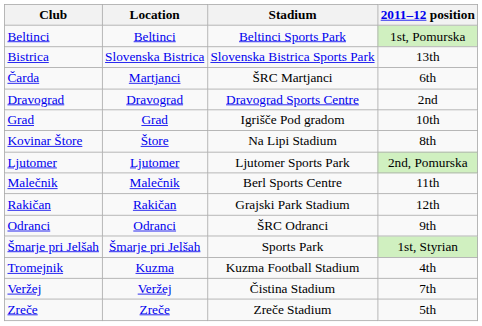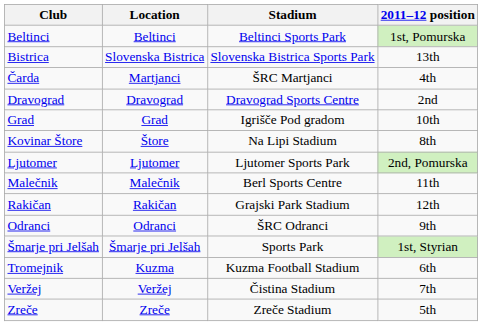(428, 78) 6th -> (428, 78) 4th
(428, 267) 4th -> (428, 267) 6th
